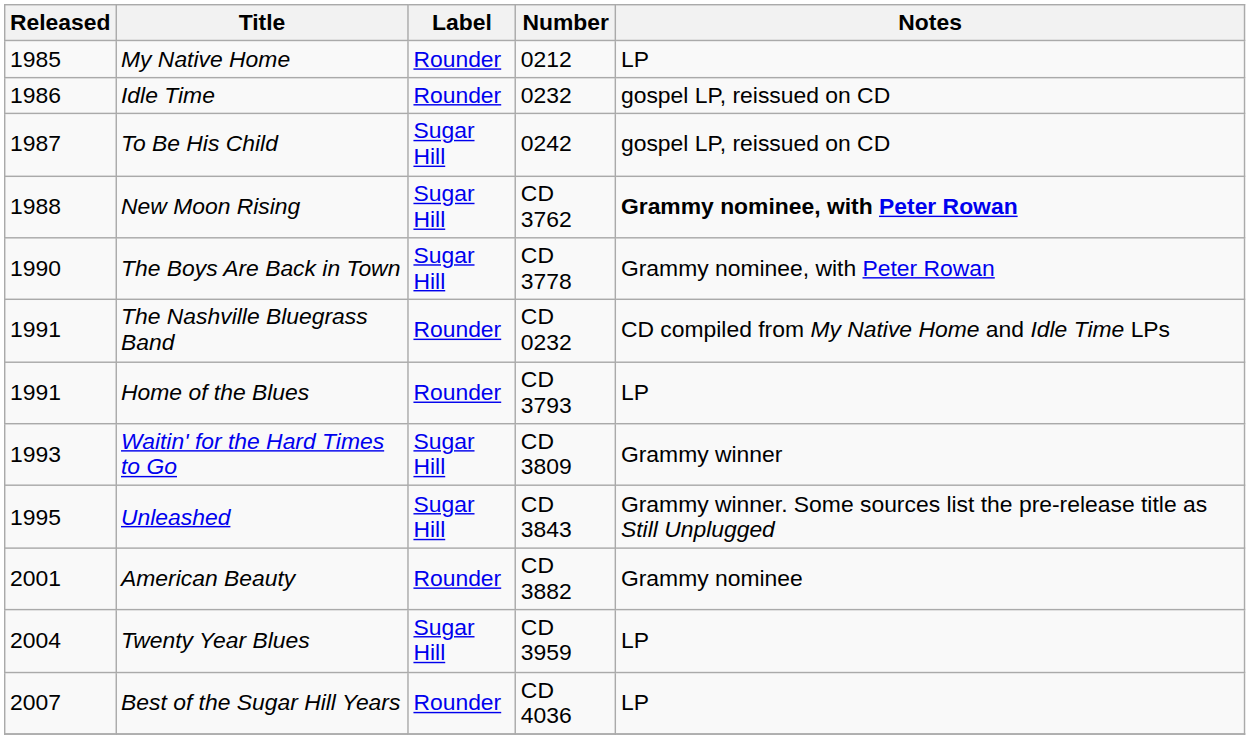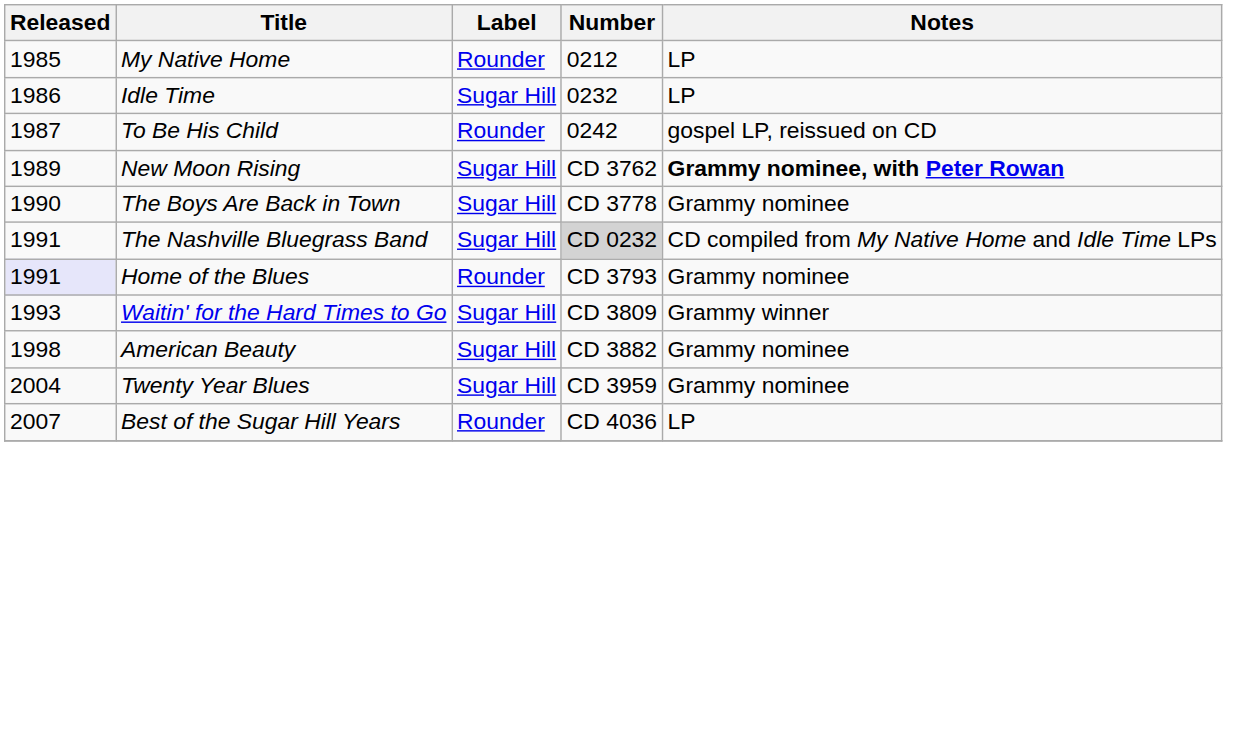(457, 95) Rounder -> (507, 95) Sugar Hill
(756, 95) gospel LP, reissued on CD -> (682, 95) LP
(444, 144) Sugar Hill -> (501, 131) Rounder
(35, 206) 1988 -> (35, 167) 1989
(808, 268) Grammy nominee, with Peter Rowan -> (759, 204) Grammy nominee
(457, 330) Rounder -> (507, 240) Sugar Hill
(546, 330) no background -> (612, 240) lightgrey background
(35, 392) no background -> (35, 276) lavender background
(635, 392) LP -> (759, 276) Grammy nominee
- row: (176, 516)
(35, 578) 2001 -> (35, 349) 1998
(457, 578) Rounder -> (507, 349) Sugar Hill
(635, 640) LP -> (759, 385) Grammy nominee
